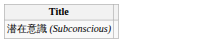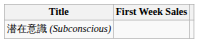+ column: (151, 12)
